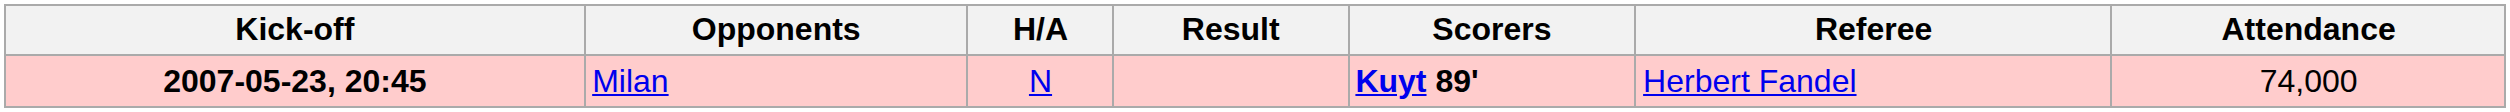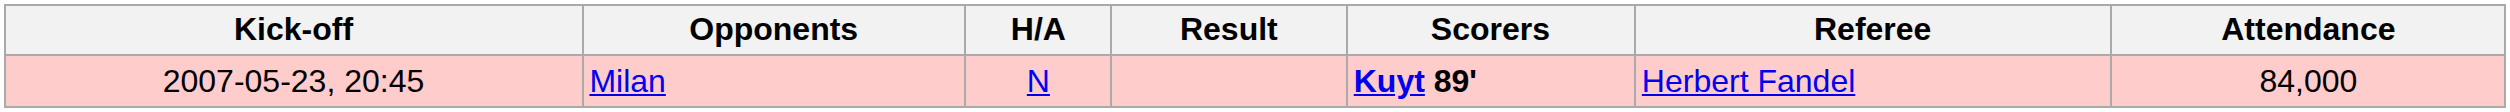(295, 80) bold -> (294, 80) normal
(2309, 80) 74,000 -> (2308, 80) 84,000
